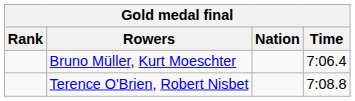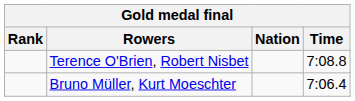rows swapped: (143, 61) <-> (149, 84)
